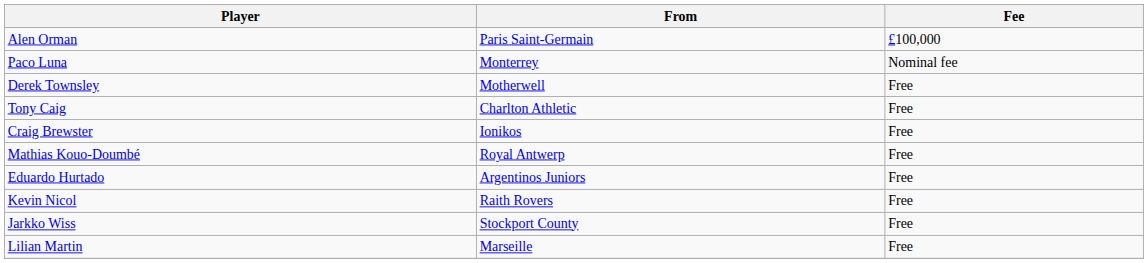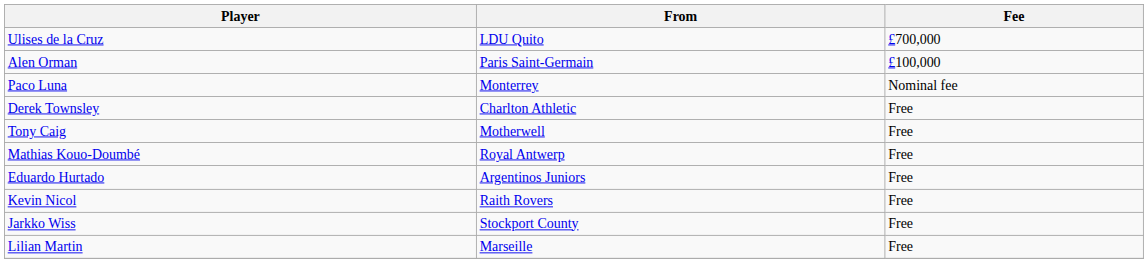+ row: (56, 39)
(512, 85) Motherwell -> (528, 108) Charlton Athletic
(528, 108) Charlton Athletic -> (512, 131) Motherwell
- row: (50, 131)
